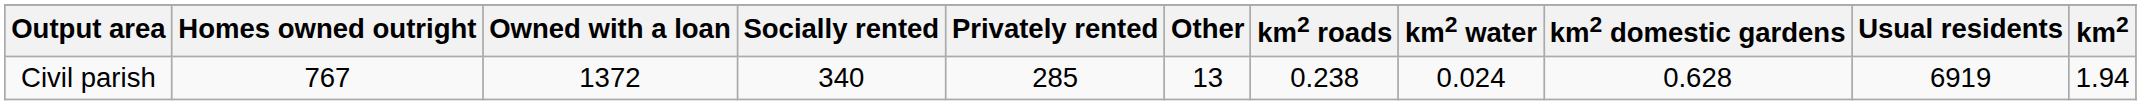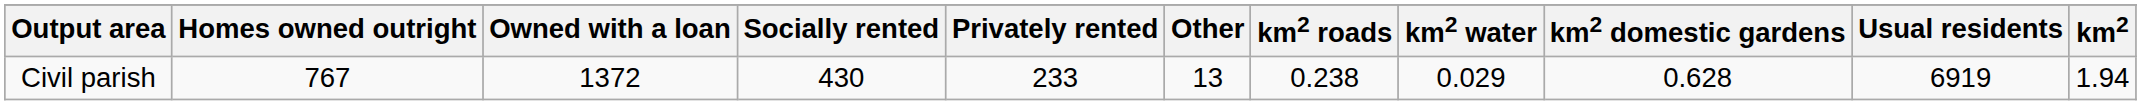(841, 77) 340 -> (841, 77) 430
(1055, 77) 285 -> (1055, 77) 233
(1471, 77) 0.024 -> (1471, 77) 0.029
